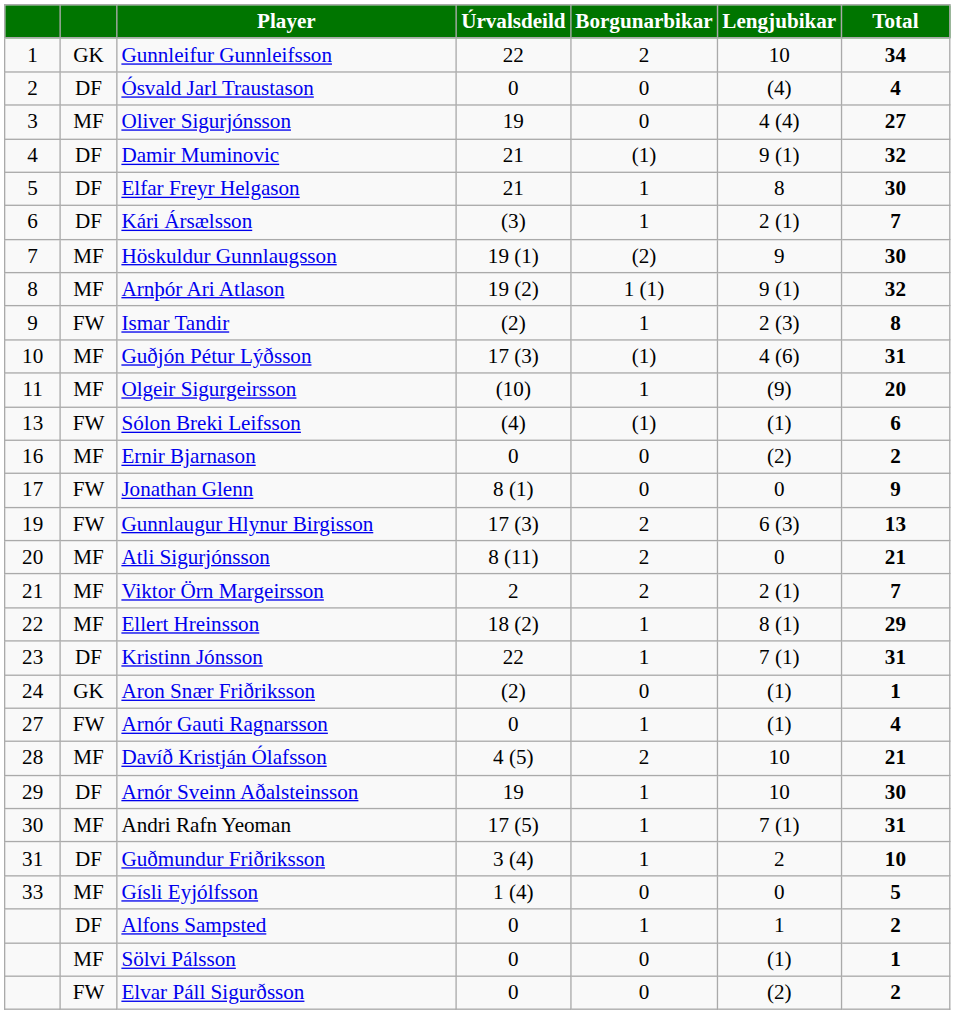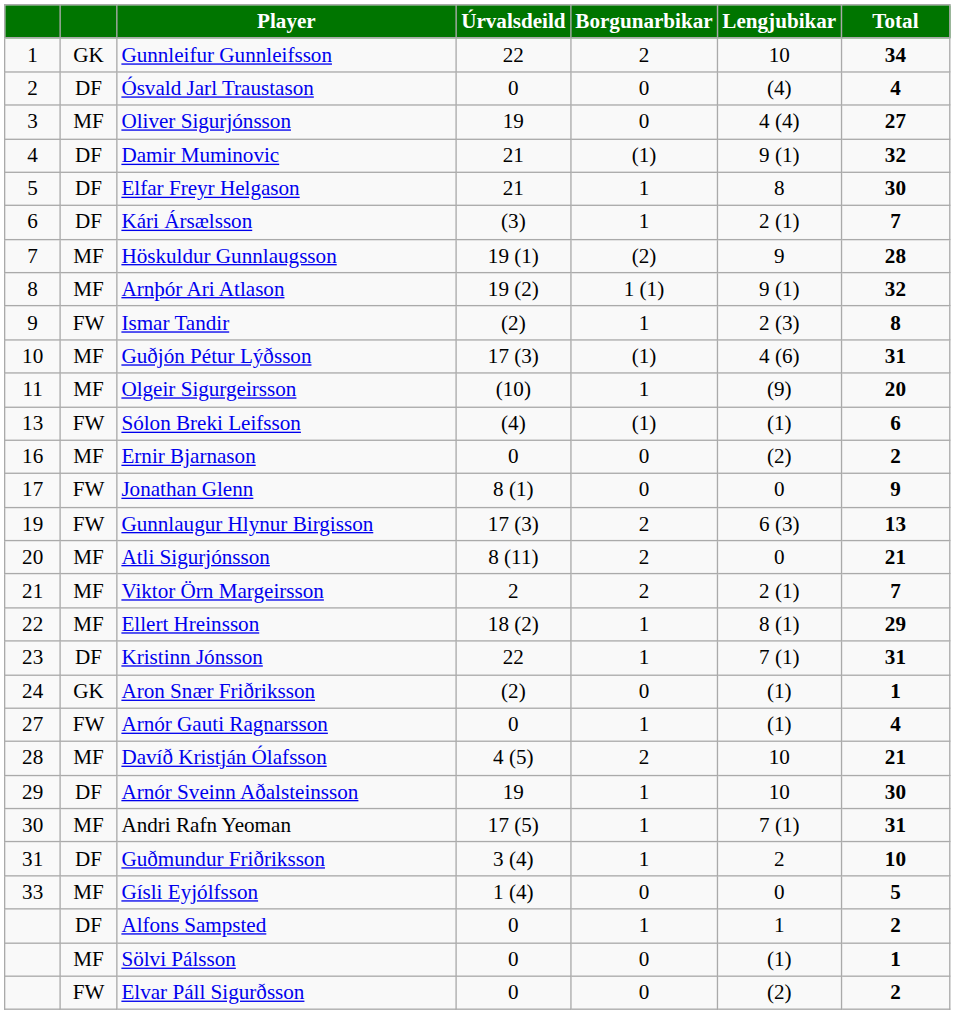(895, 255) 30 -> (895, 255) 28
